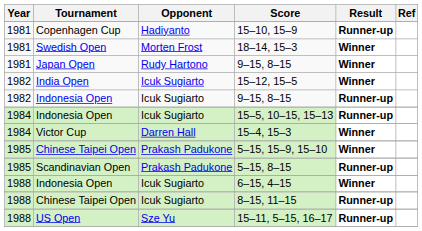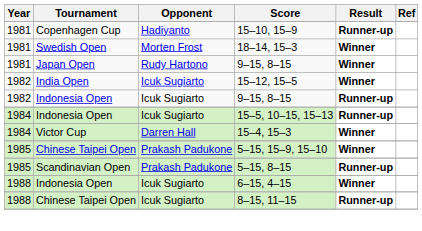- row: (58, 218)
